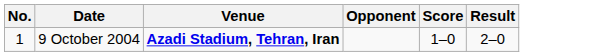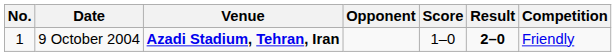+ column: (565, 16)
(493, 39) normal -> (493, 39) bold
